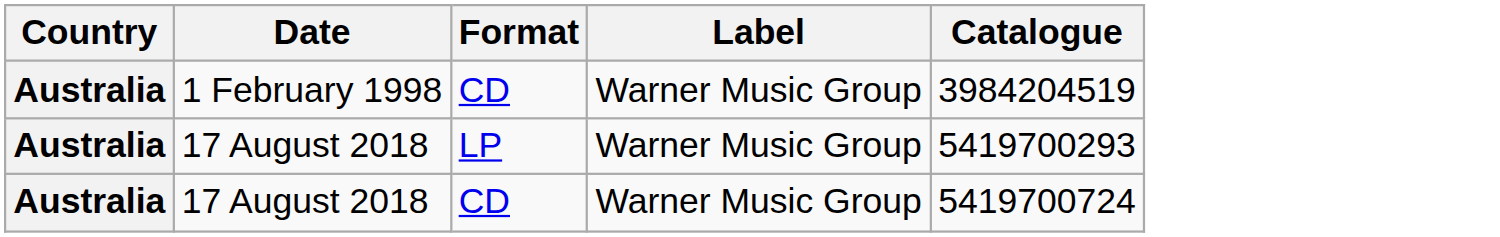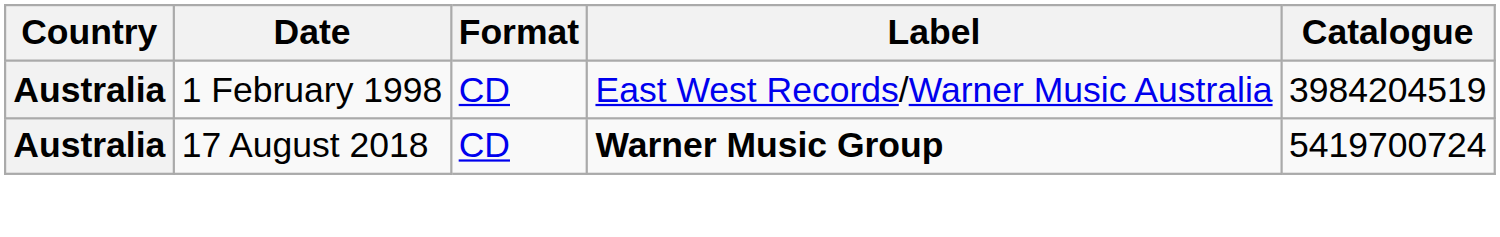(759, 88) Warner Music Group -> (934, 88) East West Records/Warner Music Australia
- row: (305, 145)
(759, 201) normal -> (769, 145) bold
